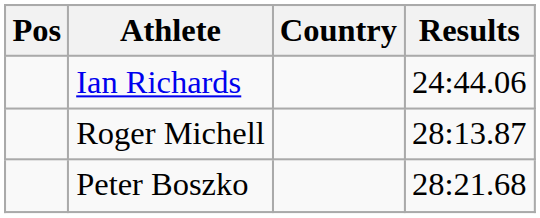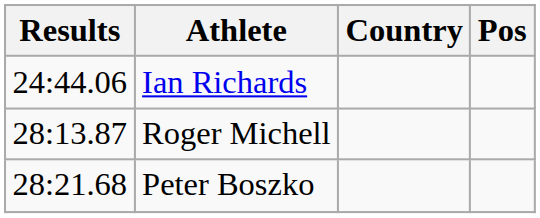columns swapped: (37, 30) <-> (469, 30)
